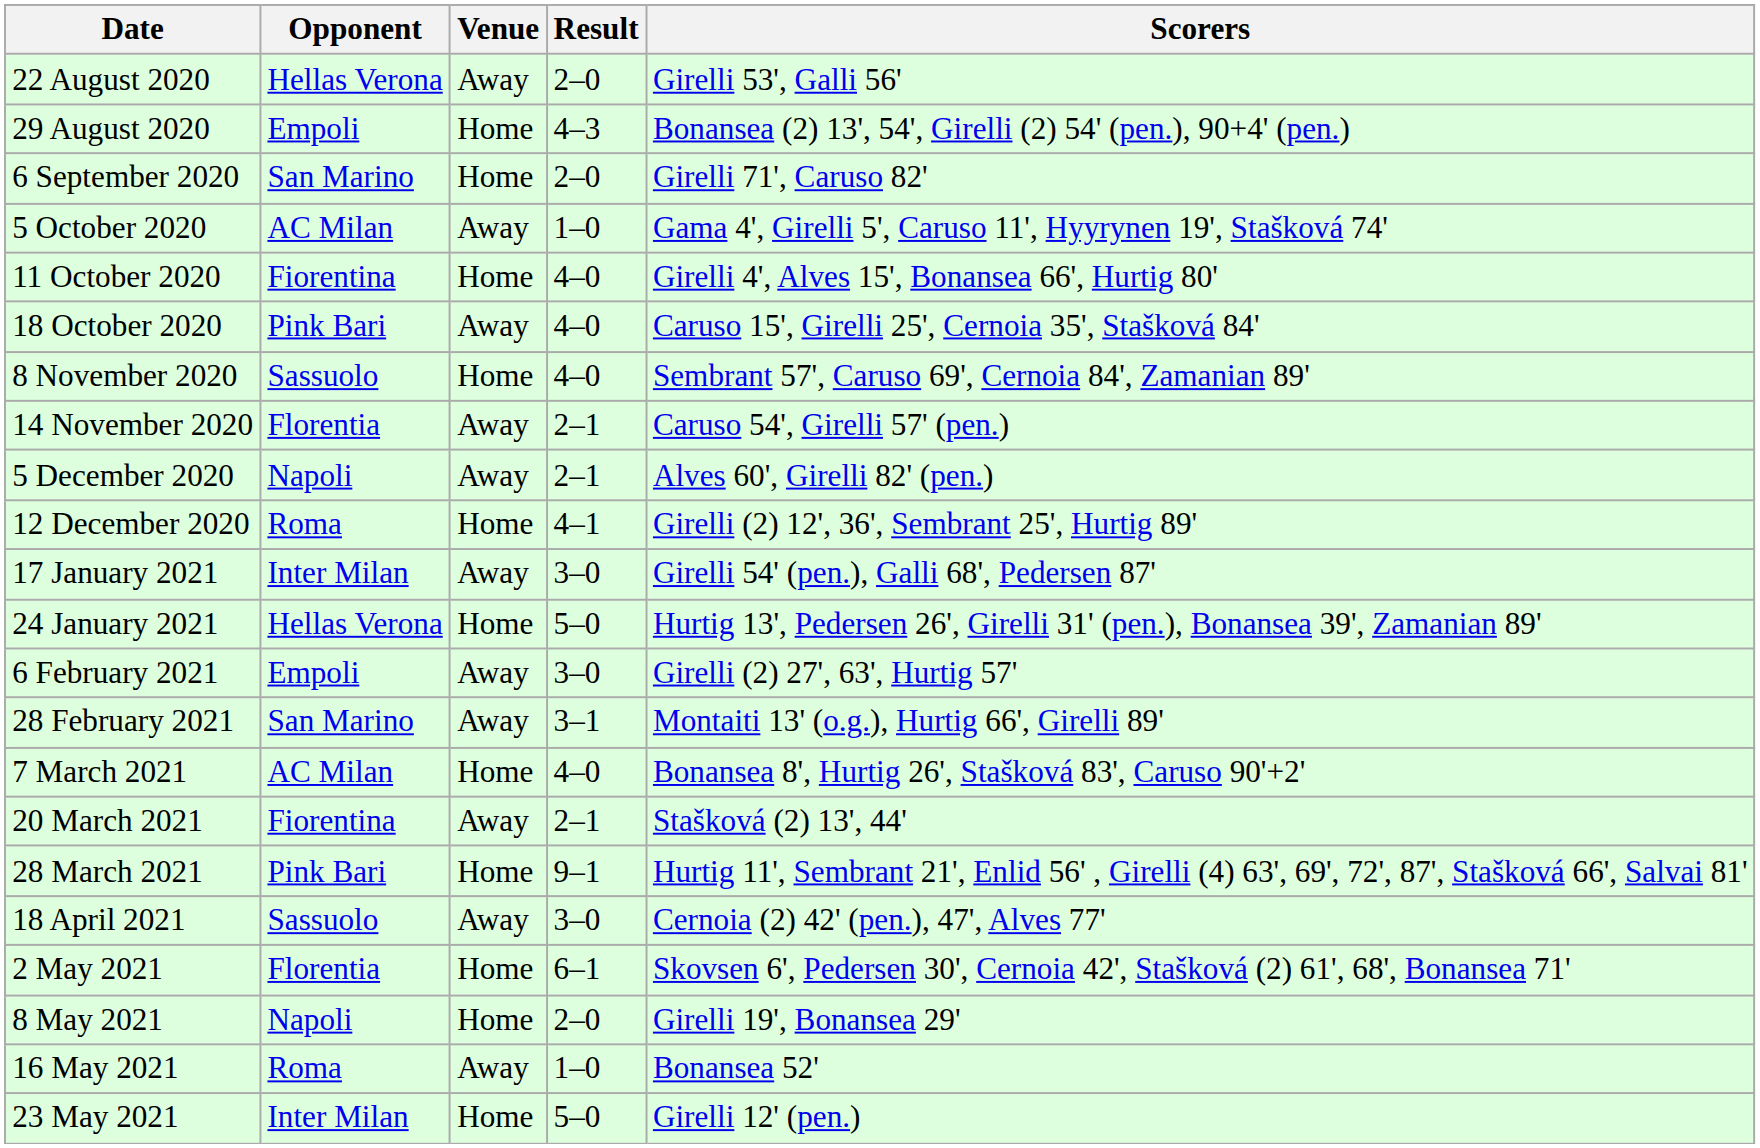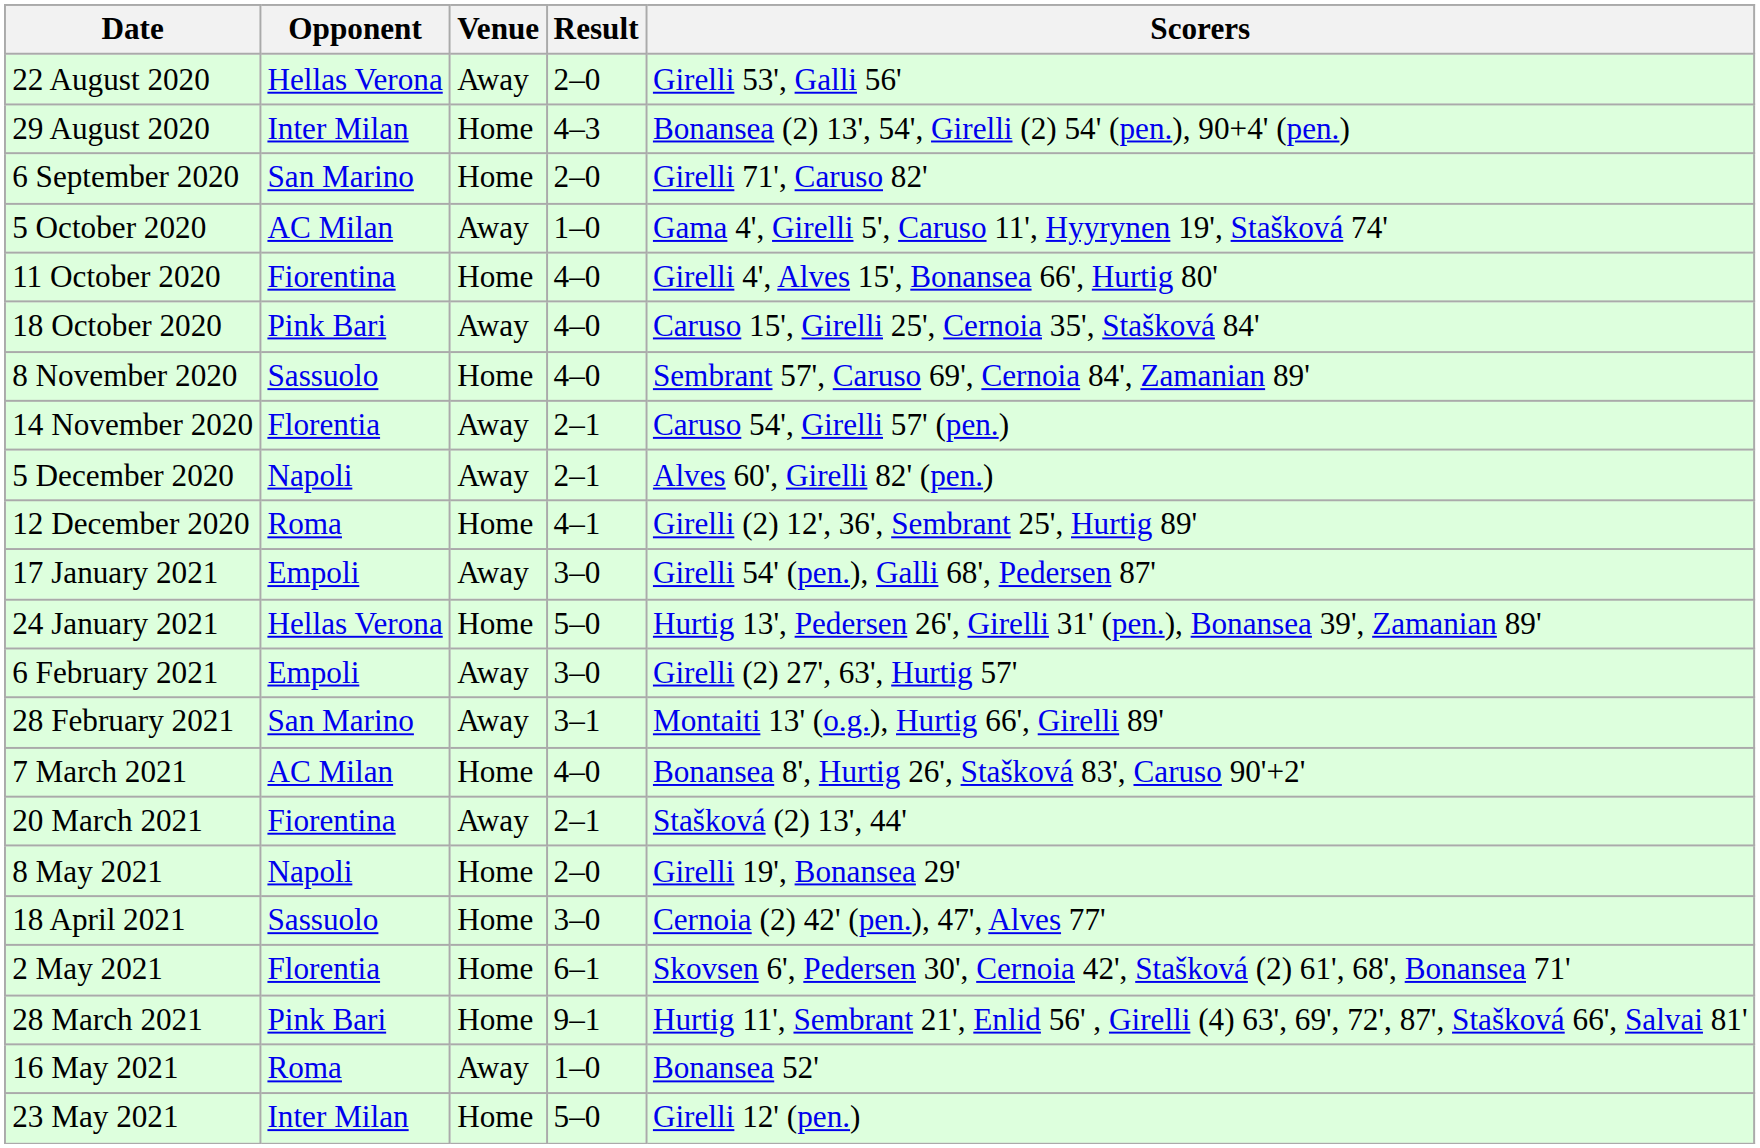(313, 128) Empoli -> (338, 128) Inter Milan
(338, 573) Inter Milan -> (313, 573) Empoli
rows swapped: (107, 870) <-> (88, 1018)
(493, 919) Away -> (495, 919) Home
